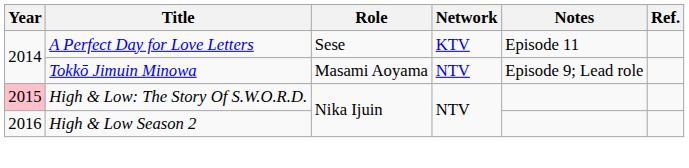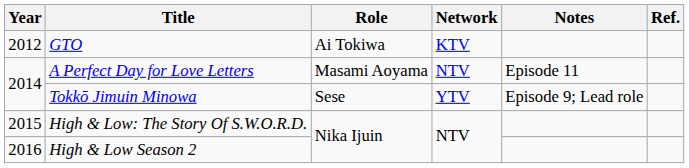+ row: (66, 44)
(330, 44) Sese -> (371, 70) Masami Aoyama
(453, 44) KTV -> (453, 70) NTV
(371, 70) Masami Aoyama -> (330, 96) Sese
(453, 70) NTV -> (453, 96) YTV
(25, 96) pink background -> (25, 123) no background
